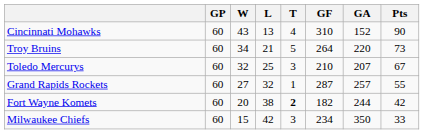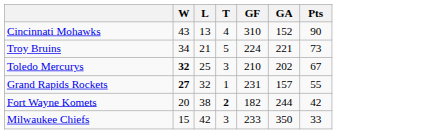- column: (218, 13)
(324, 48) 264 -> (252, 48) 224
(362, 48) 220 -> (284, 48) 221
(243, 66) normal -> (184, 66) bold
(362, 66) 207 -> (284, 66) 202
(243, 84) normal -> (184, 84) bold
(324, 84) 287 -> (252, 84) 231
(362, 84) 257 -> (284, 84) 157
(324, 119) 234 -> (252, 119) 233
